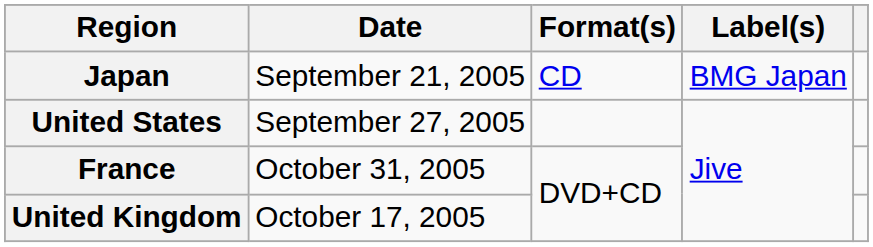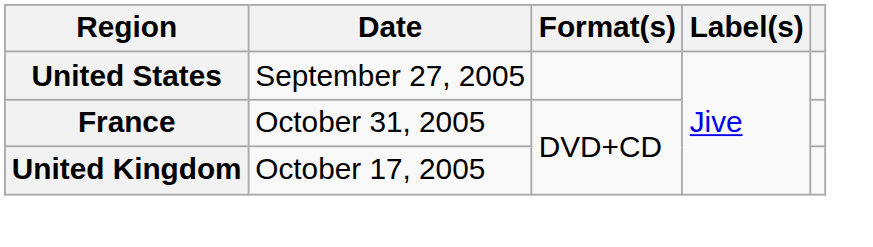- row: (127, 75)
